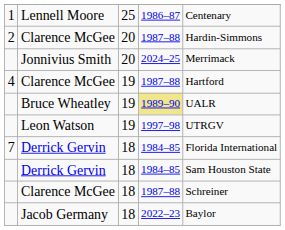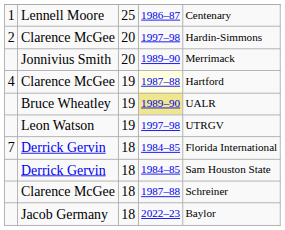(161, 37) 1987–88 -> (161, 37) 1997–98
(161, 59) 2024–25 -> (161, 59) 1989–90
(161, 81) no background -> (161, 81) lightyellow background
